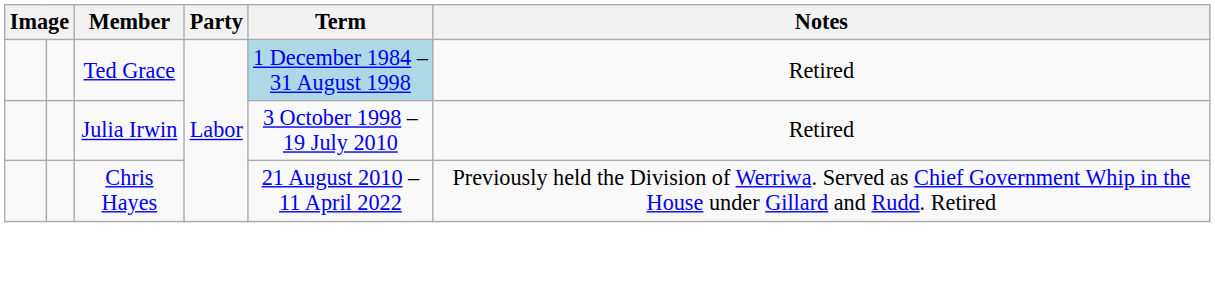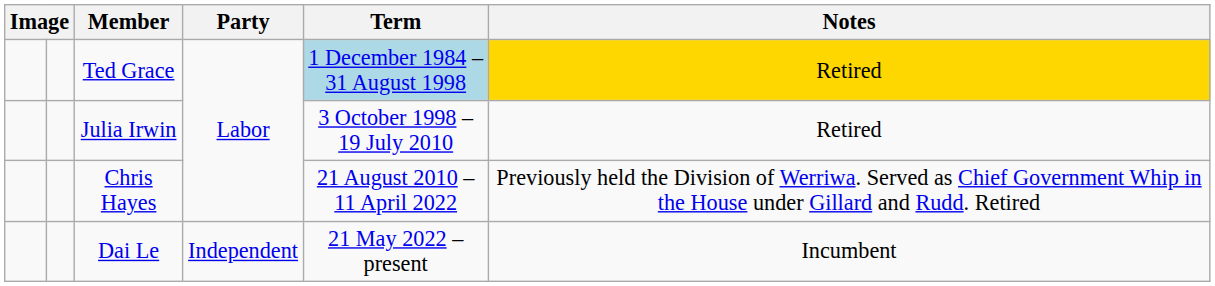(821, 69) no background -> (849, 69) gold background
+ row: (129, 250)
